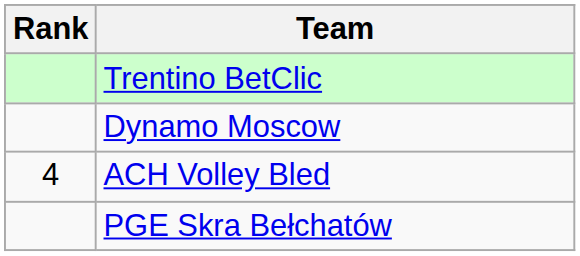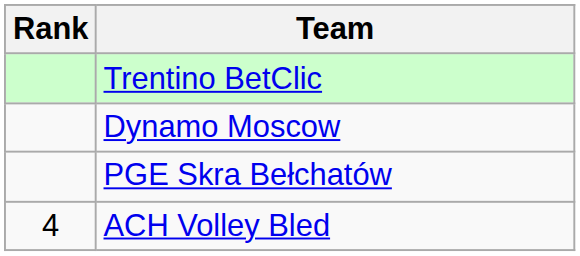rows swapped: (248, 224) <-> (217, 175)
